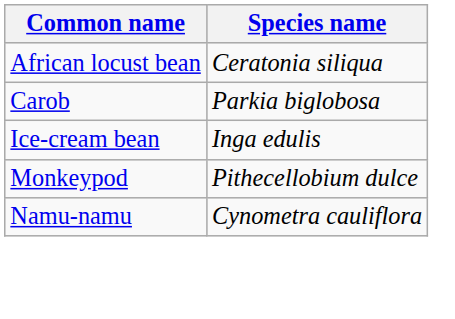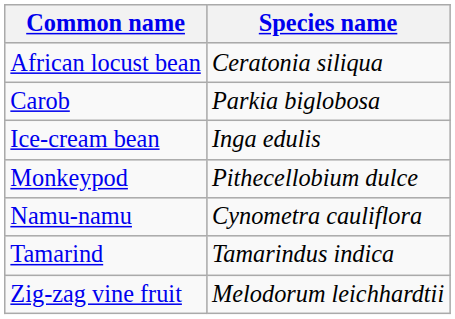+ row: (57, 255)
+ row: (96, 293)
